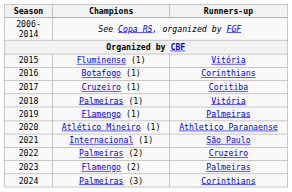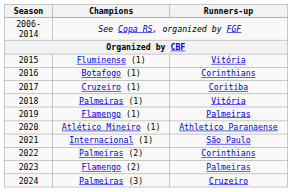(228, 154) Cruzeiro -> (228, 154) Corinthians
(228, 181) Corinthians -> (228, 181) Cruzeiro
